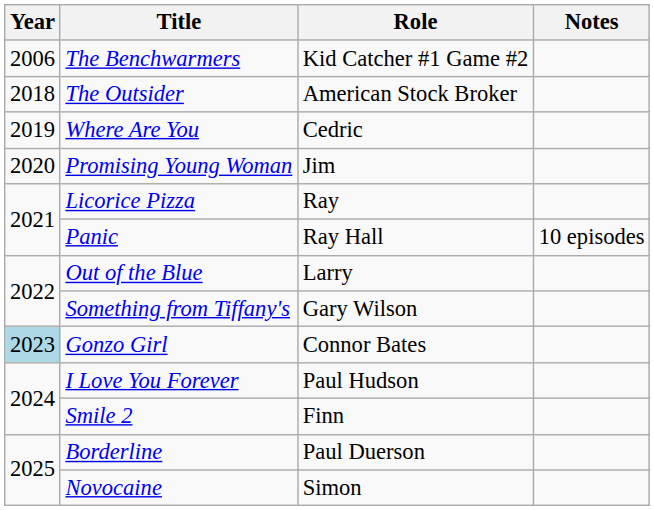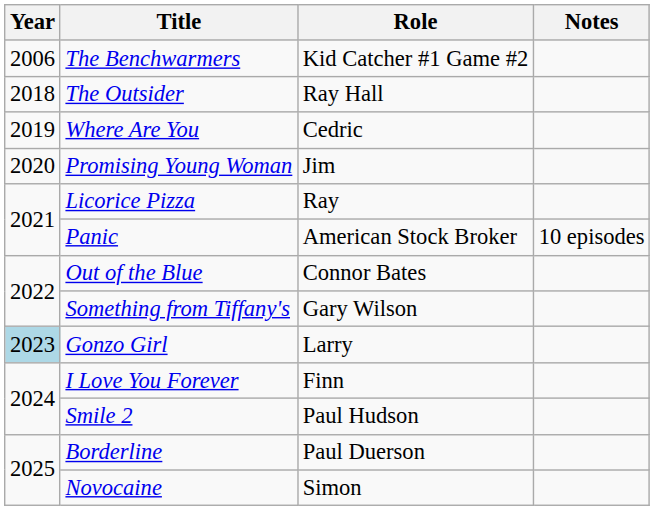(410, 93) American Stock Broker -> (343, 93) Ray Hall
(343, 237) Ray Hall -> (410, 237) American Stock Broker
(328, 272) Larry -> (364, 272) Connor Bates
(364, 344) Connor Bates -> (328, 344) Larry
(361, 380) Paul Hudson -> (323, 380) Finn
(323, 415) Finn -> (361, 415) Paul Hudson
